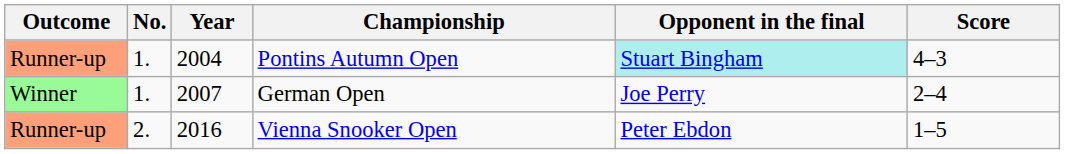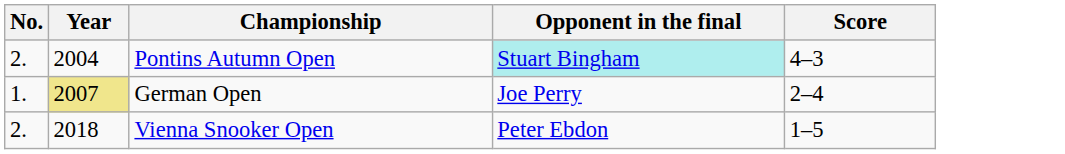- column: (66, 22)
(142, 58) 1. -> (18, 58) 2.
(199, 93) no background -> (76, 93) khaki background
(199, 129) 2016 -> (76, 129) 2018
